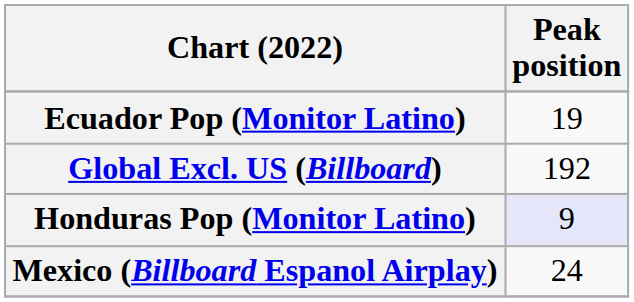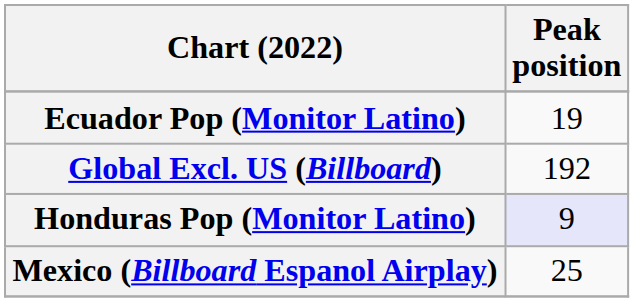(567, 270) 24 -> (567, 270) 25
